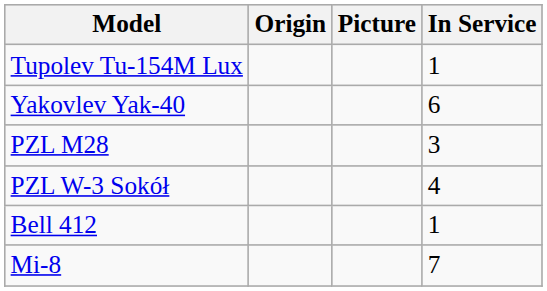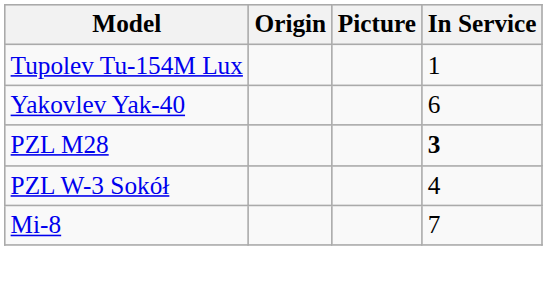(434, 144) normal -> (434, 144) bold
- row: (54, 225)
